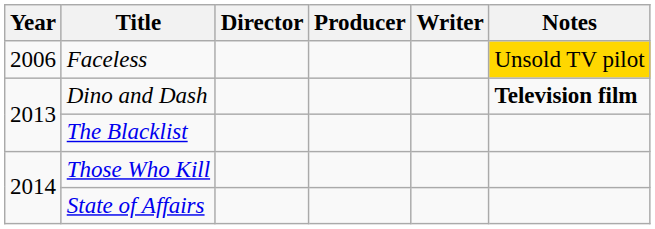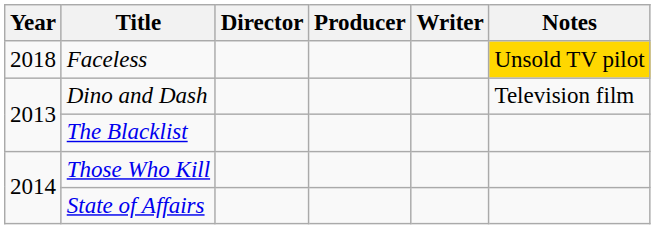(33, 59) 2006 -> (33, 59) 2018
(566, 95) bold -> (564, 95) normal
